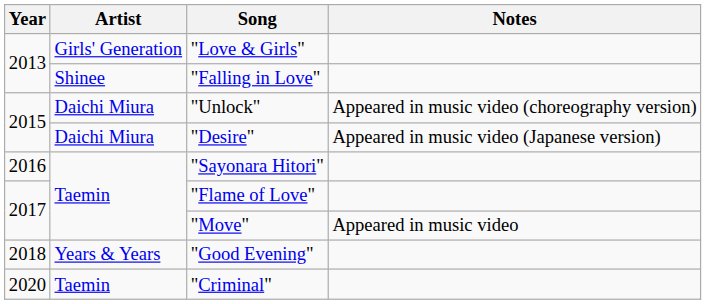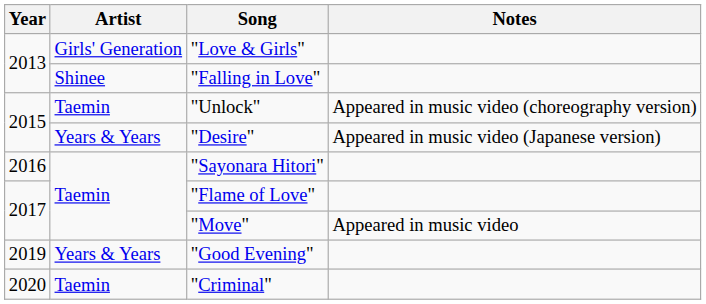(104, 107) Daichi Miura -> (82, 107) Taemin
(104, 136) Daichi Miura -> (107, 136) Years & Years
(27, 254) 2018 -> (27, 254) 2019
